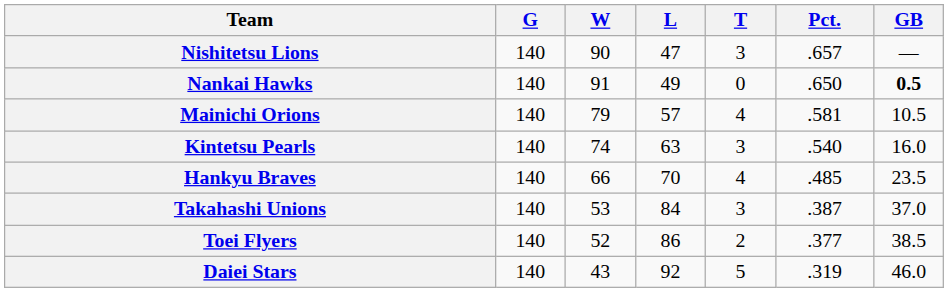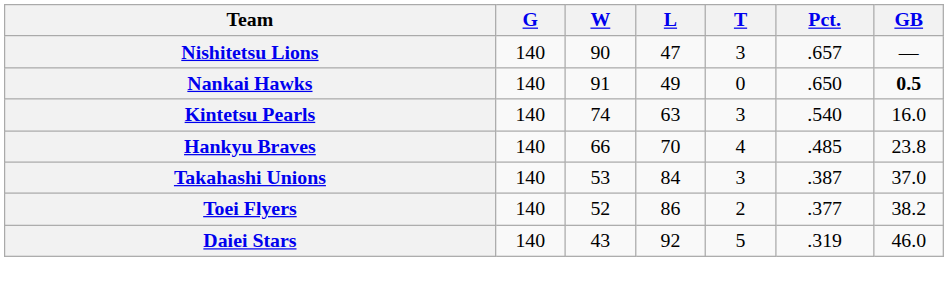- row: (250, 114)
(909, 177) 23.5 -> (909, 146) 23.8
(909, 240) 38.5 -> (909, 209) 38.2
